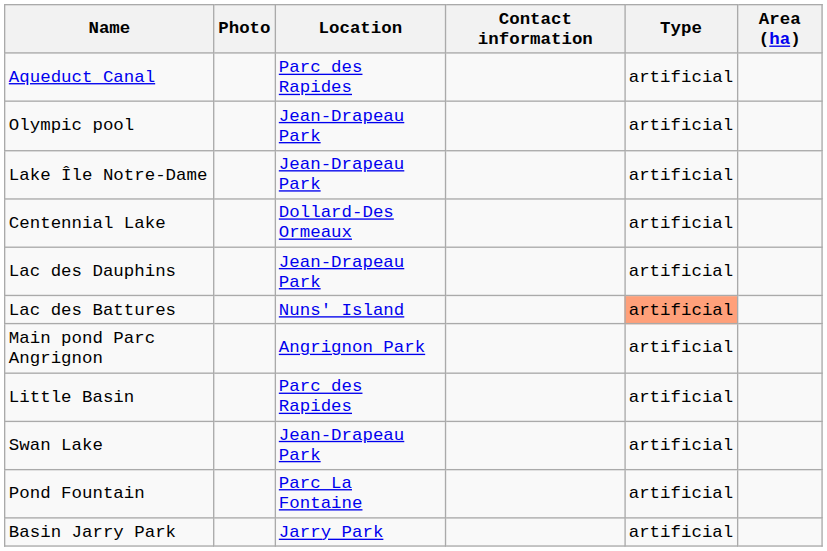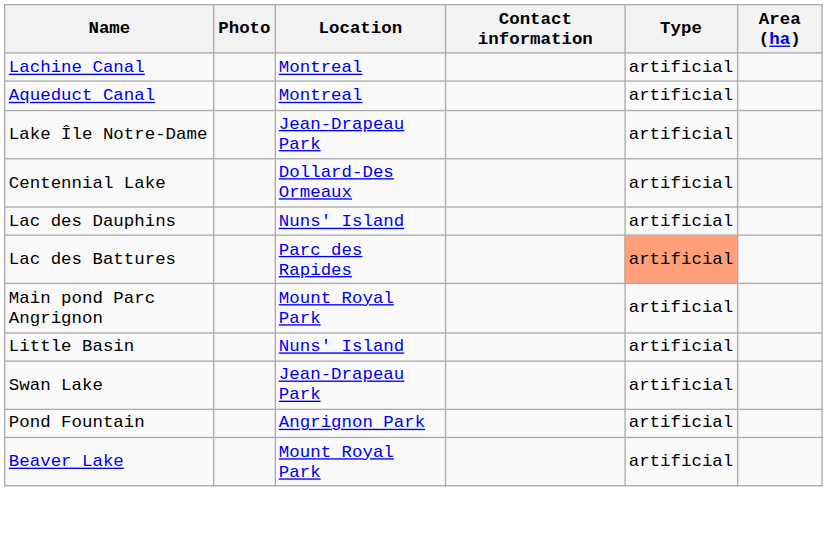+ row: (77, 67)
(321, 77) Parc des Rapides -> (321, 96) Montreal
- row: (72, 126)
(342, 271) Jean-Drapeau Park -> (342, 221) Nuns' Island
(342, 310) Nuns' Island -> (321, 260) Parc des Rapides
(352, 348) Angrignon Park -> (336, 308) Mount Royal Park
(321, 397) Parc des Rapides -> (342, 346) Nuns' Island
(321, 494) Parc La Fontaine -> (352, 423) Angrignon Park
+ row: (66, 462)
- row: (92, 532)
